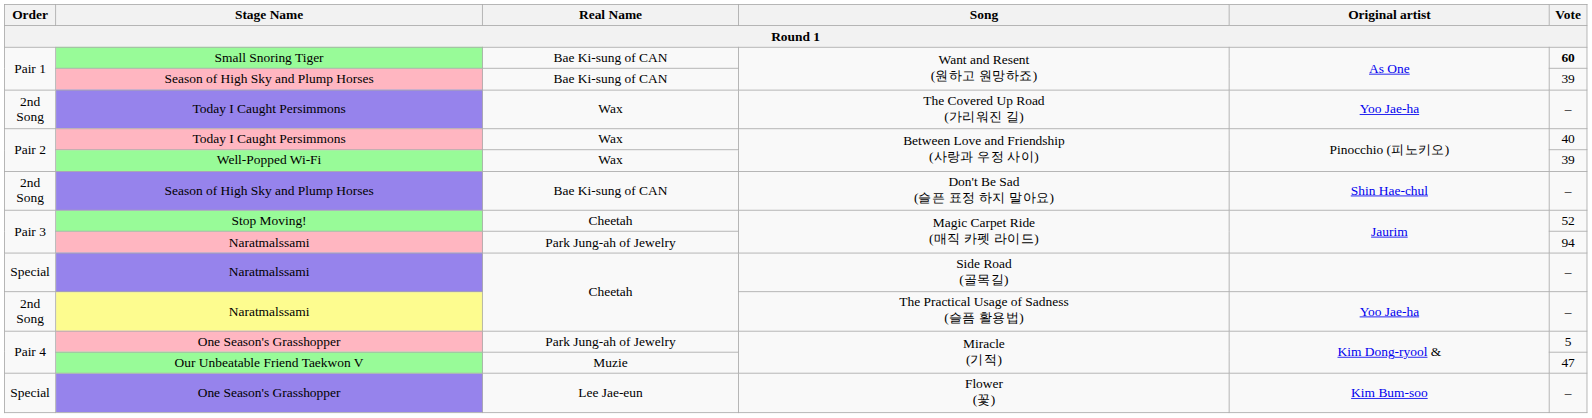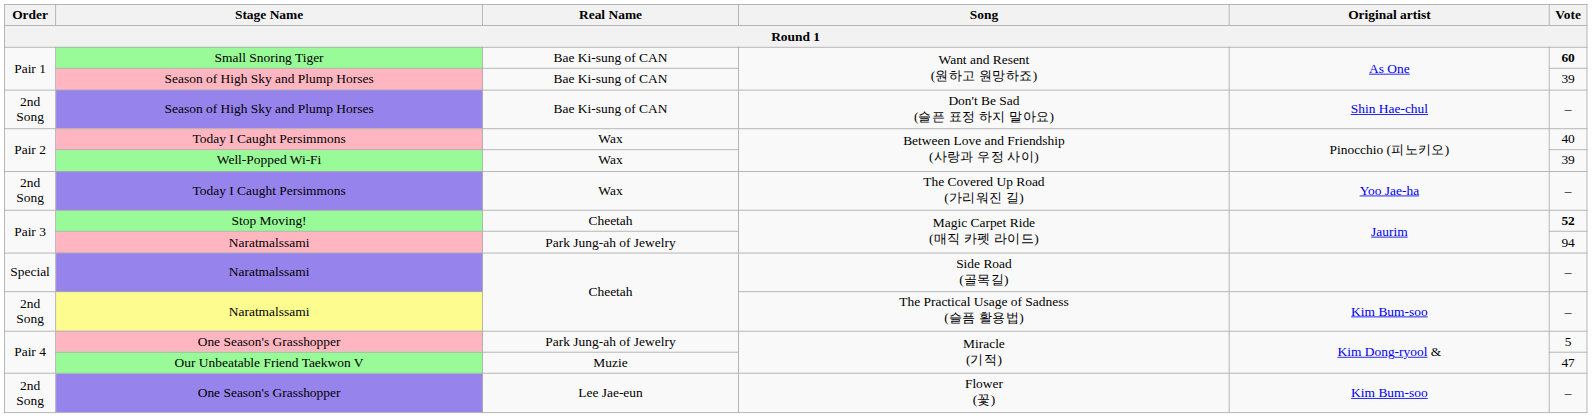rows swapped: (269, 190) <-> (269, 109)
(1568, 220) normal -> (1568, 220) bold
(1389, 311) Yoo Jae-ha -> (1389, 311) Kim Bum-soo
(30, 392) Special -> (30, 392) 2nd Song
